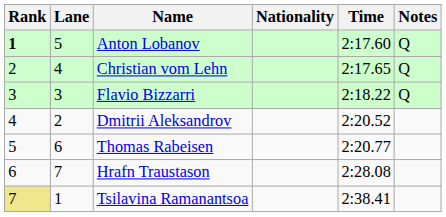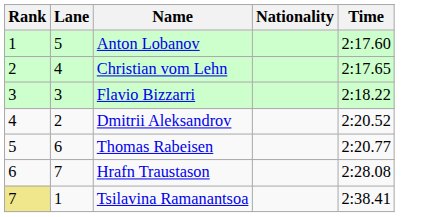- column: (418, 17)
(12, 43) bold -> (12, 43) normal
